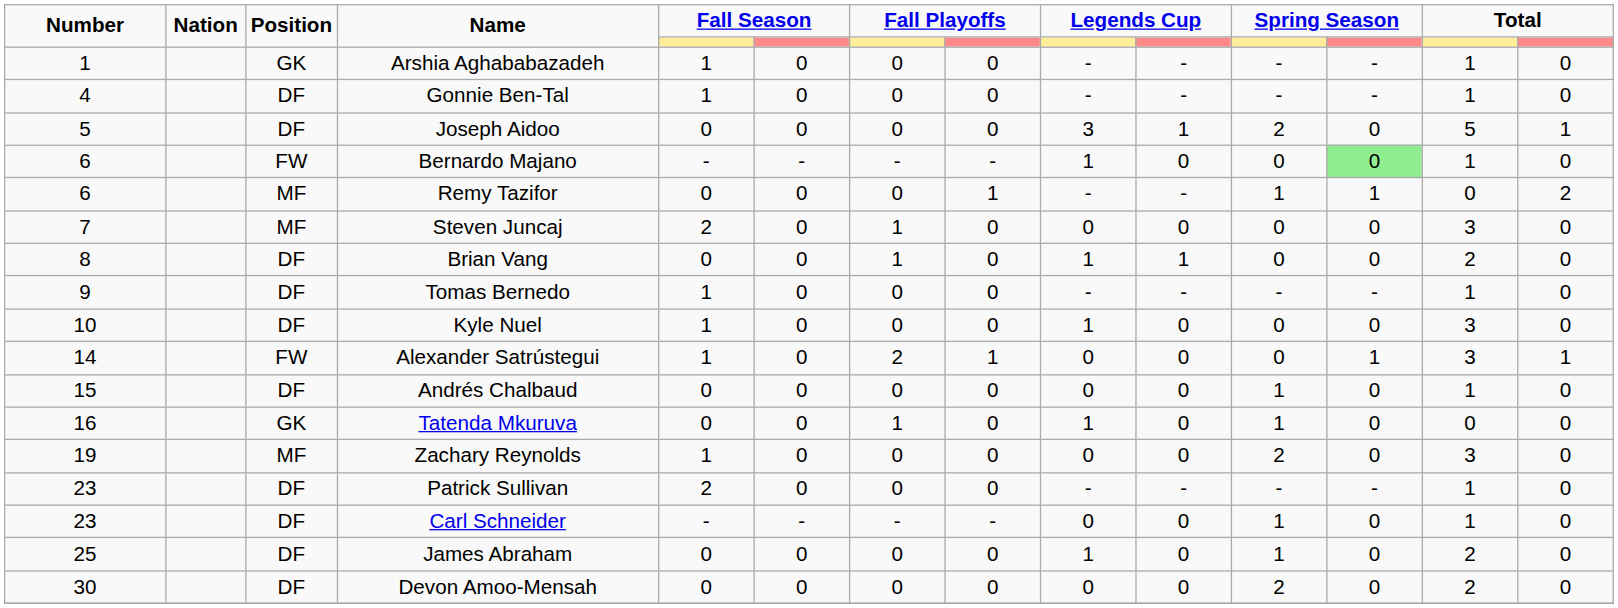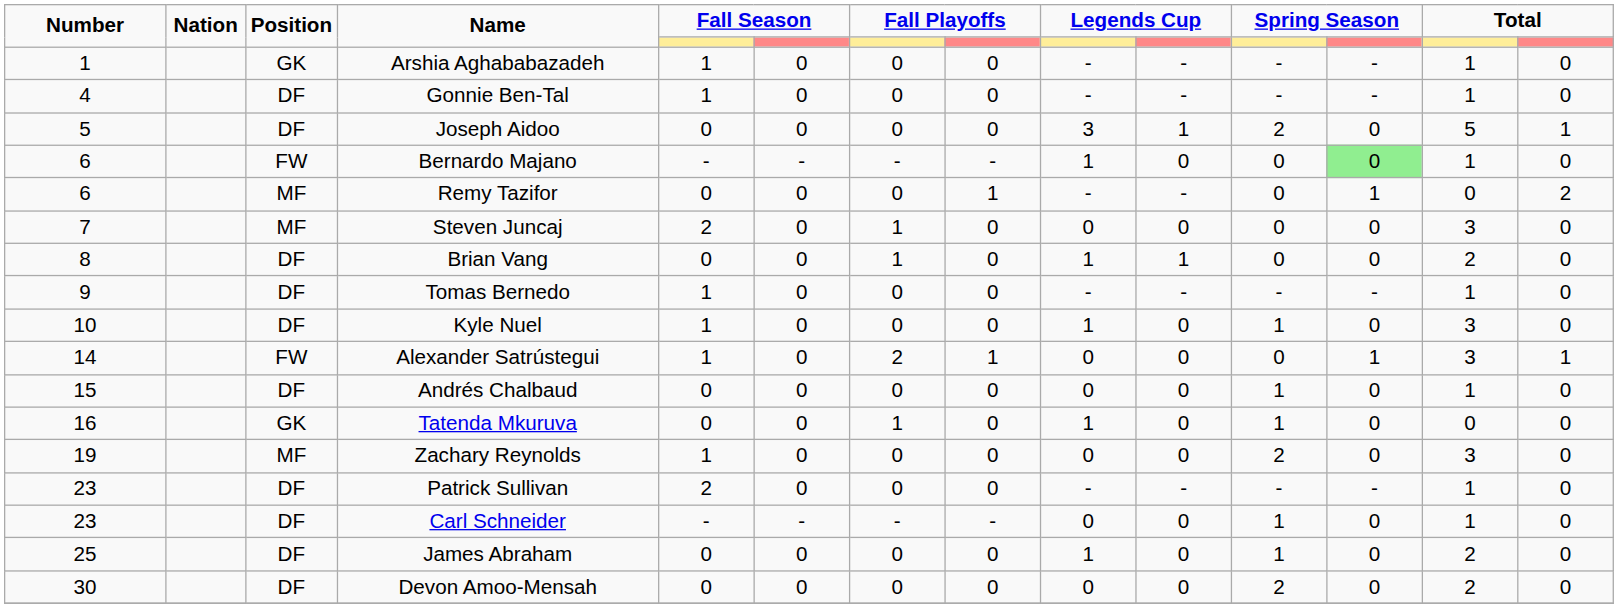(1279, 194) 1 -> (1279, 194) 0
(1279, 324) 0 -> (1279, 324) 1
